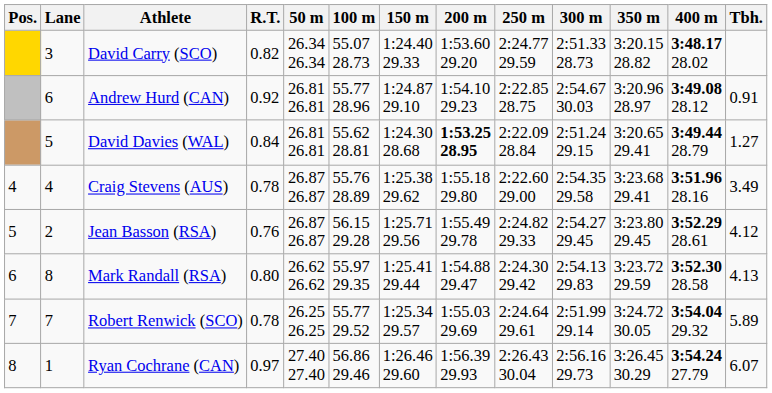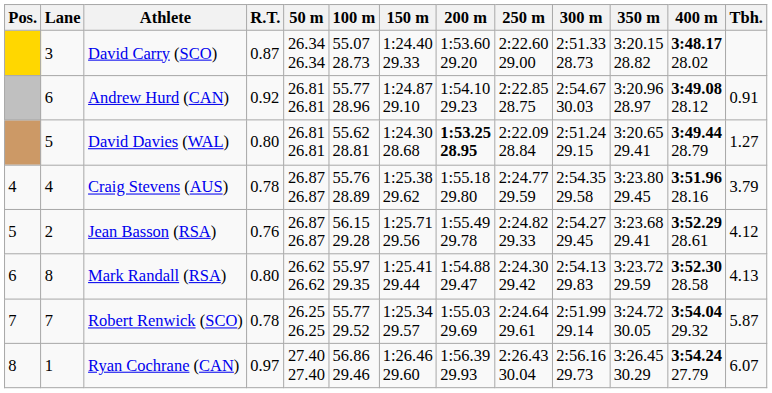(265, 52) 0.82 -> (265, 52) 0.87
(524, 52) 2:24.77 29.59 -> (524, 52) 2:22.60 29.00
(265, 142) 0.84 -> (265, 142) 0.80
(524, 187) 2:22.60 29.00 -> (524, 187) 2:24.77 29.59
(639, 187) 3:23.68 29.41 -> (639, 187) 3:23.80 29.45
(744, 187) 3.49 -> (744, 187) 3.79
(639, 231) 3:23.80 29.45 -> (639, 231) 3:23.68 29.41
(744, 321) 5.89 -> (744, 321) 5.87
